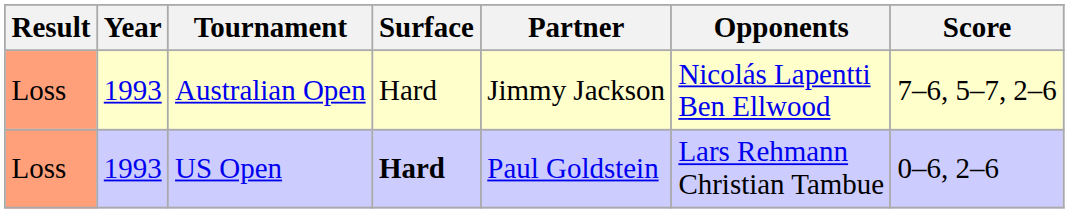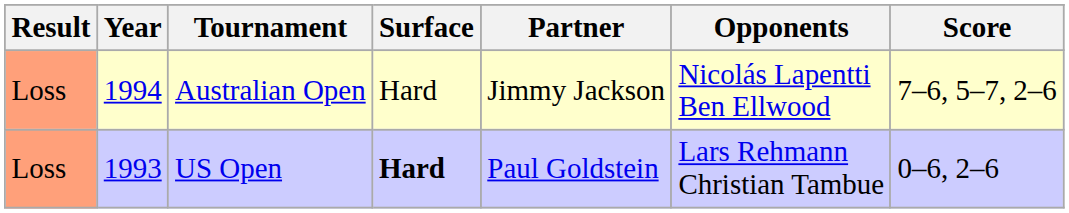(133, 89) 1993 -> (133, 89) 1994
